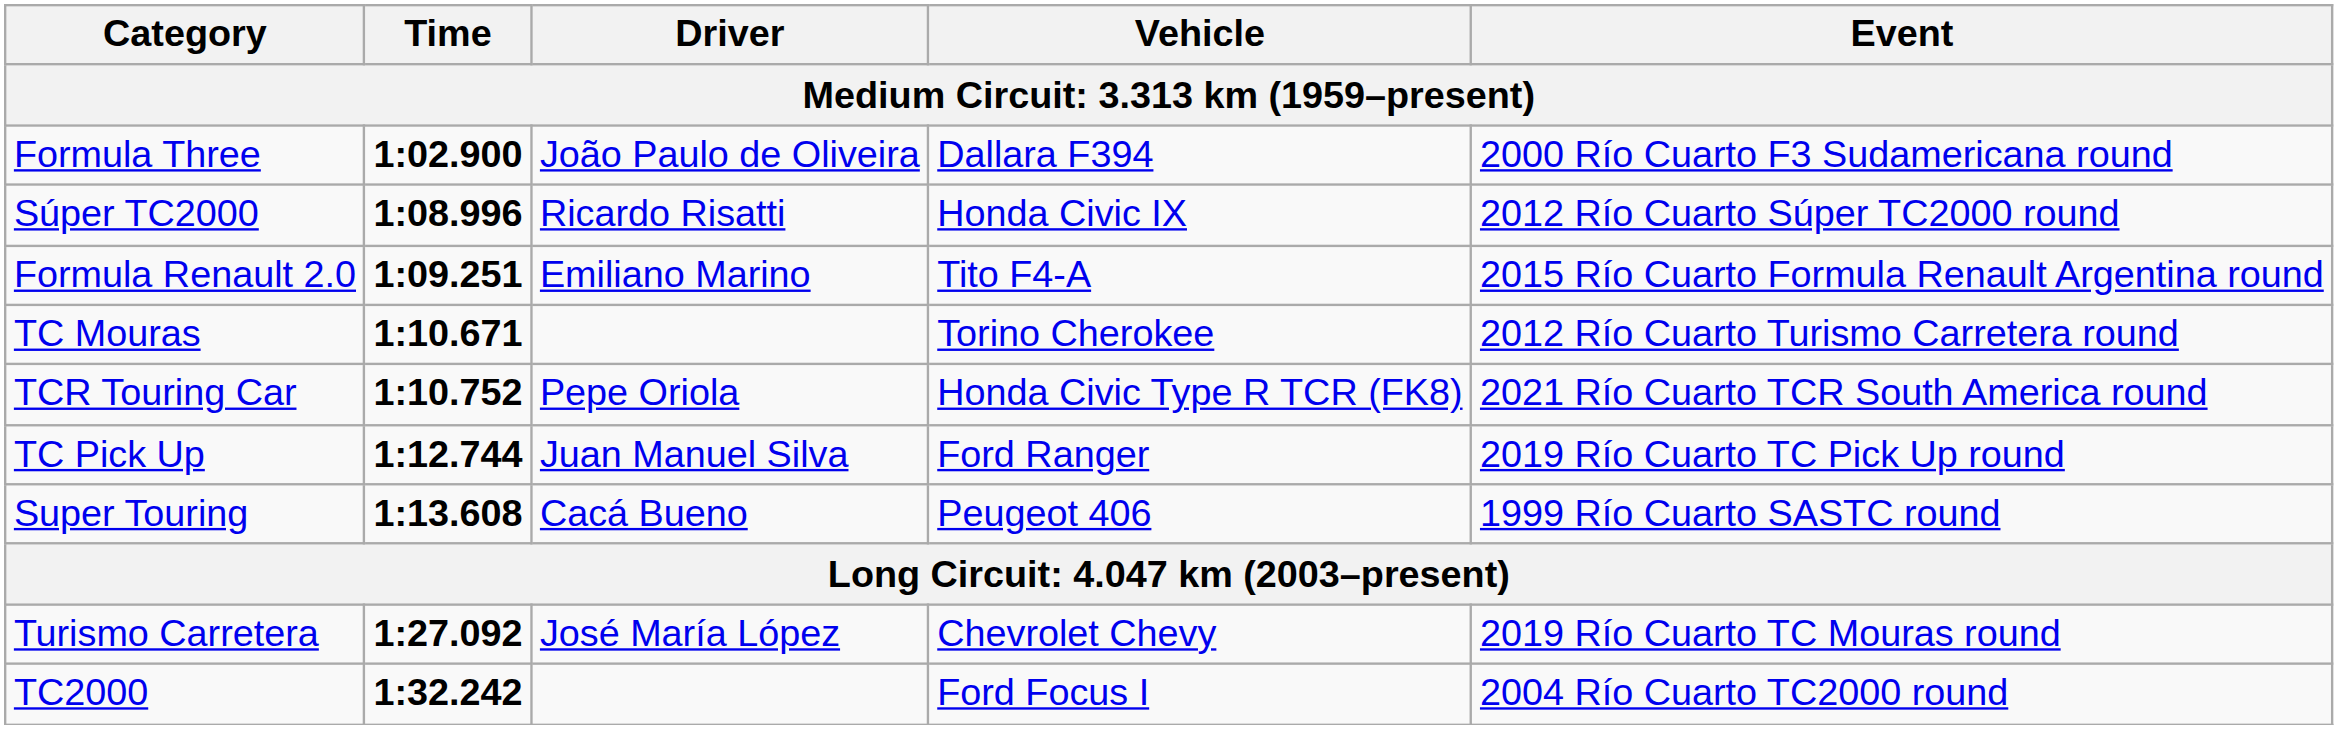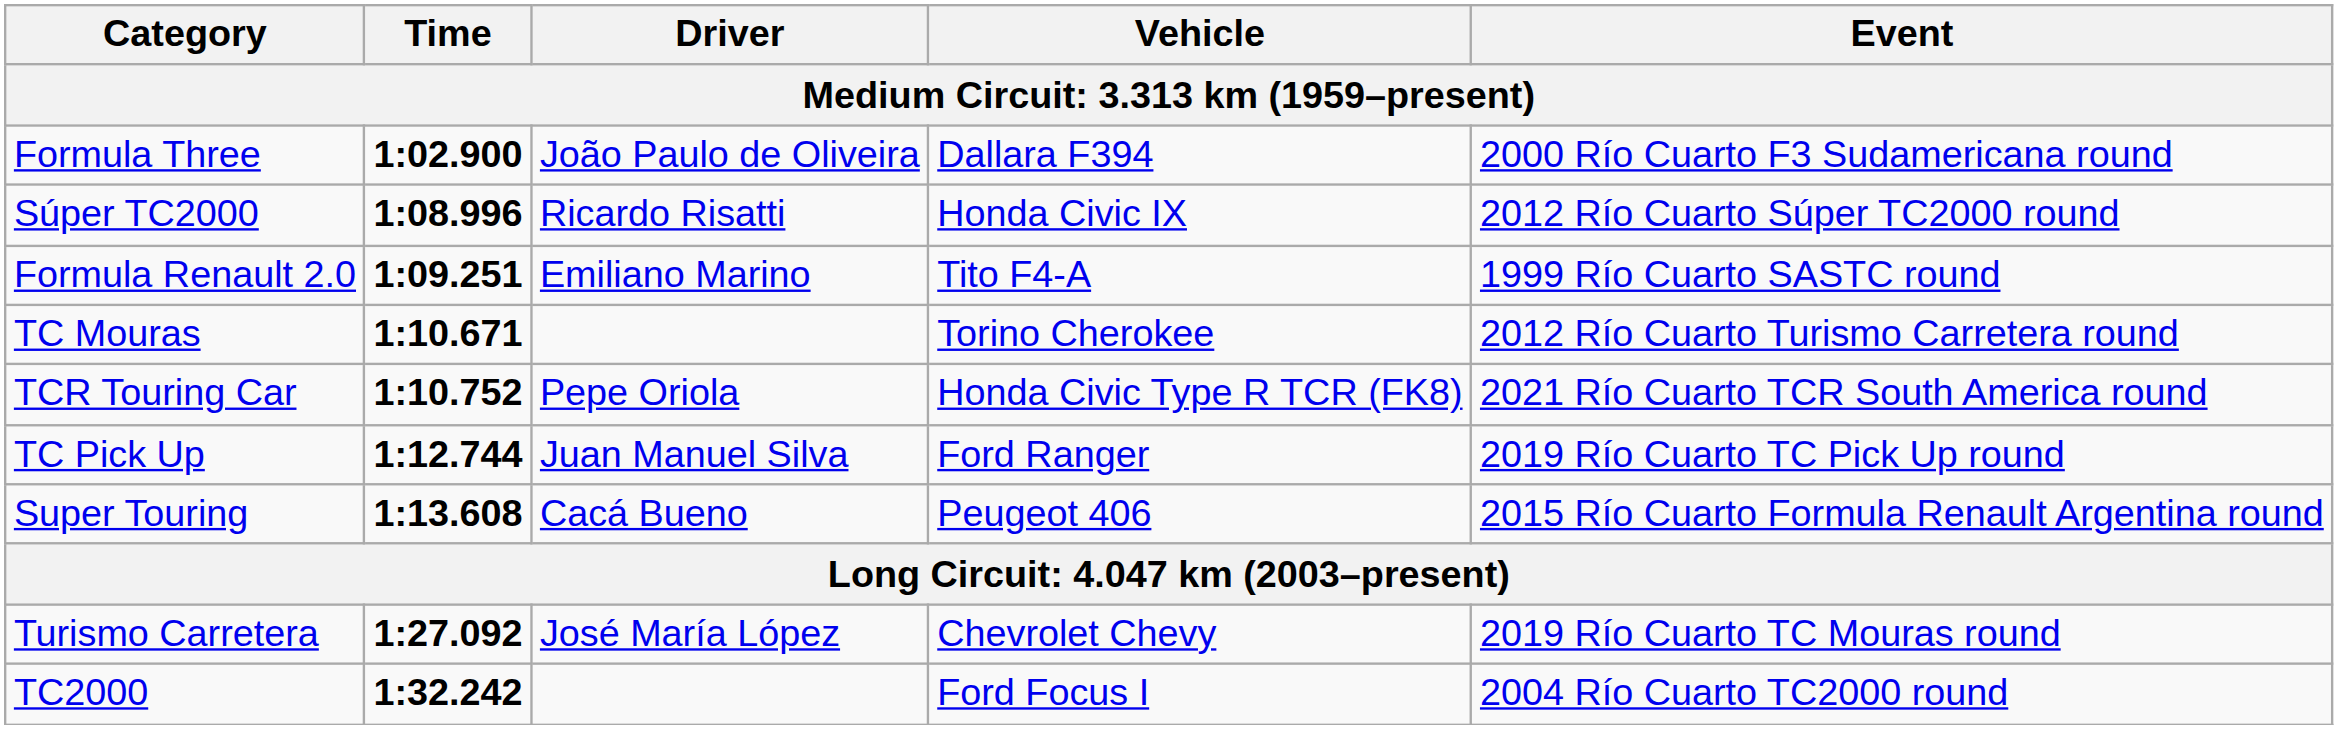(1902, 273) 2015 Río Cuarto Formula Renault Argentina round -> (1740, 273) 1999 Río Cuarto SASTC round
(1740, 513) 1999 Río Cuarto SASTC round -> (1902, 513) 2015 Río Cuarto Formula Renault Argentina round
